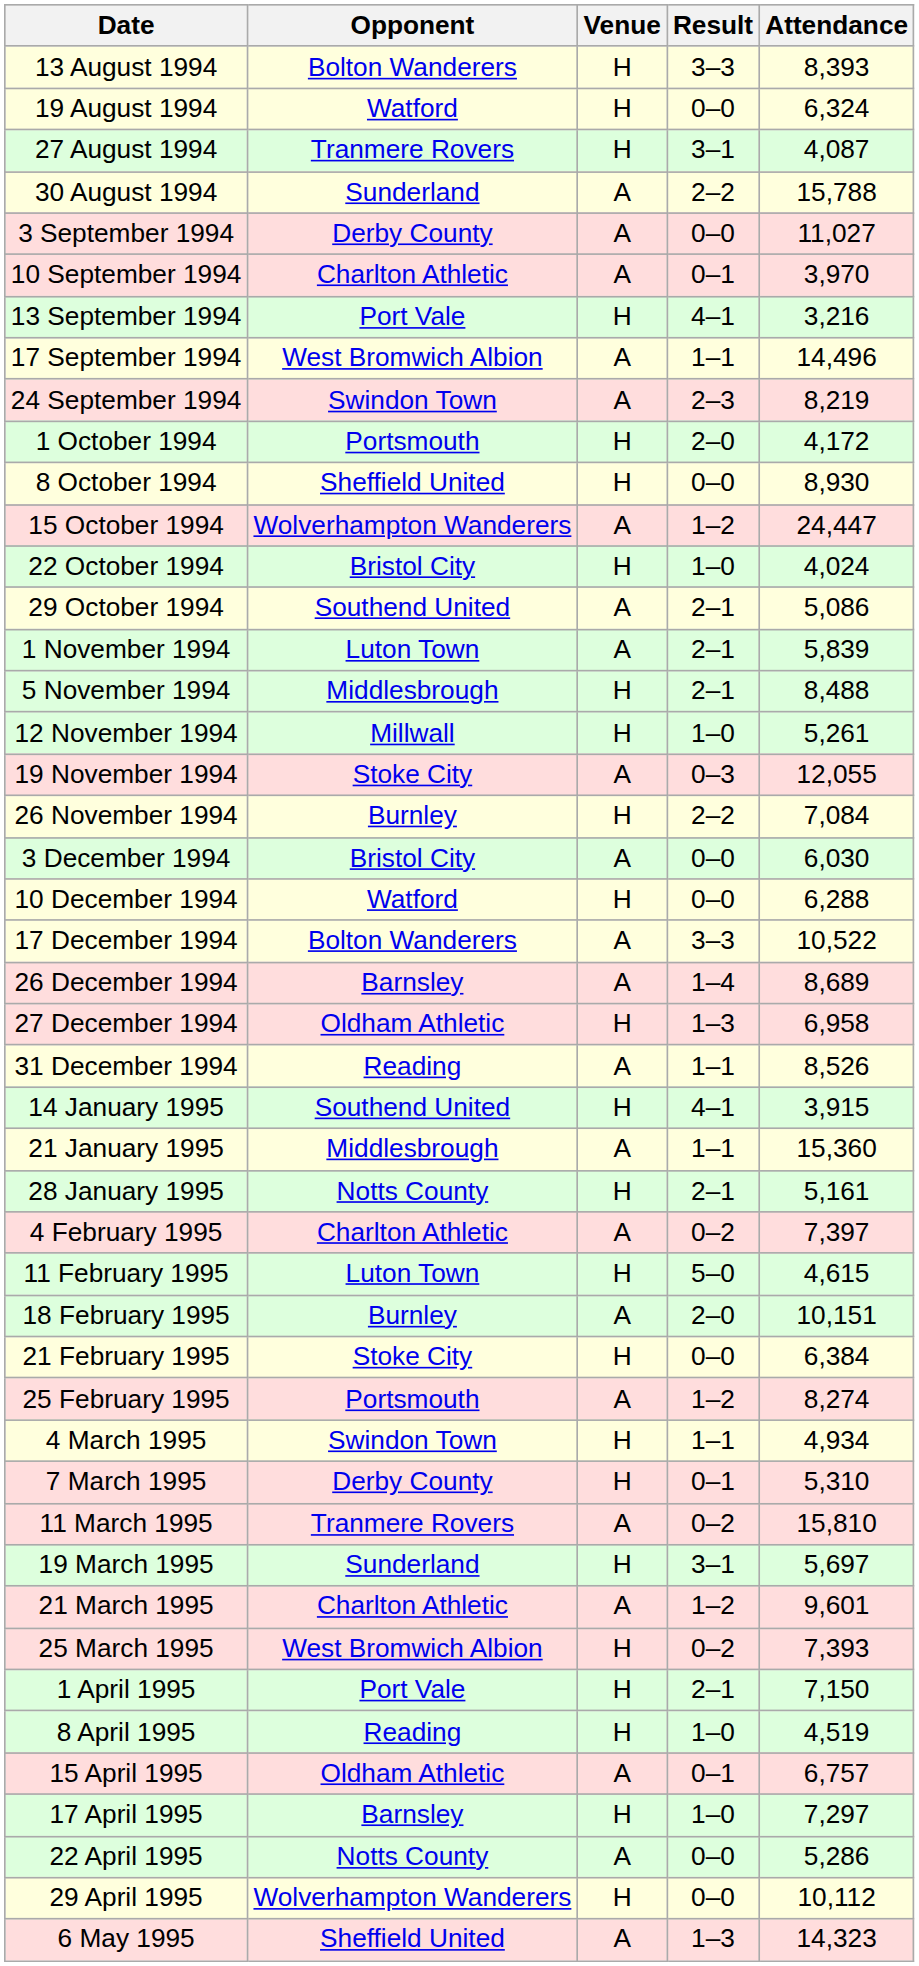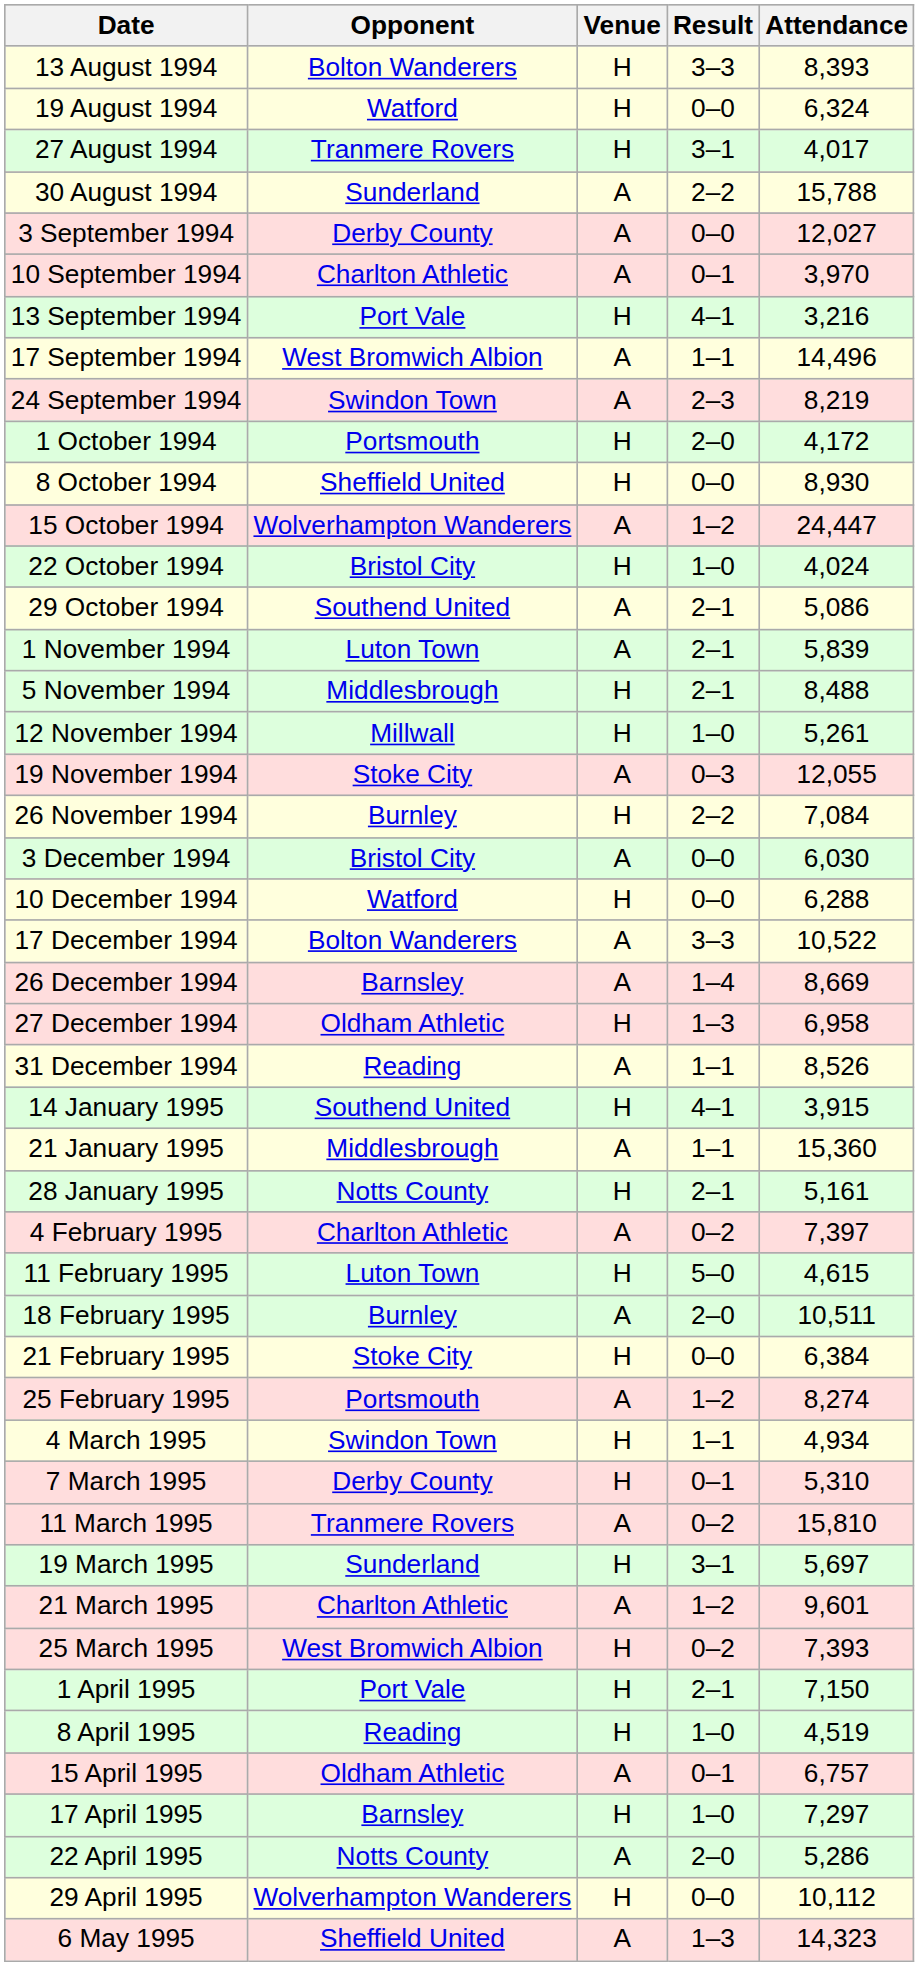(837, 150) 4,087 -> (837, 150) 4,017
(837, 233) 11,027 -> (837, 233) 12,027
(837, 982) 8,689 -> (837, 982) 8,669
(837, 1315) 10,151 -> (837, 1315) 10,511
(713, 1856) 0–0 -> (713, 1856) 2–0
